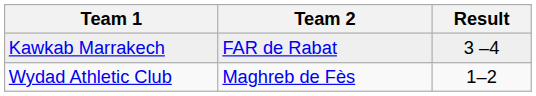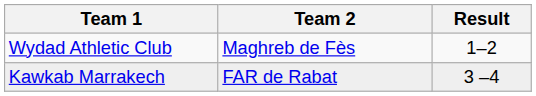rows swapped: (90, 76) <-> (87, 47)
